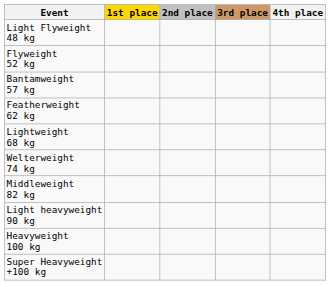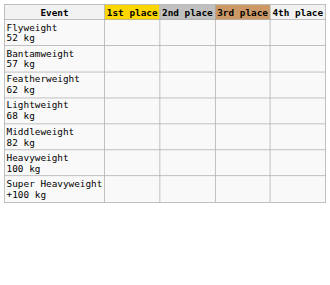- row: (49, 33)
- row: (40, 163)
- row: (54, 215)
